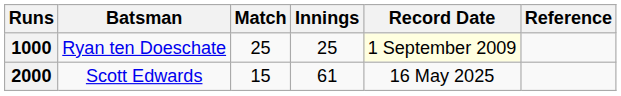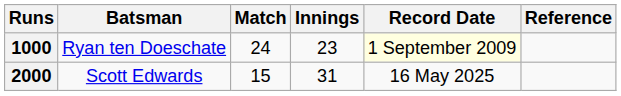(261, 47) 25 -> (261, 47) 24
(327, 47) 25 -> (327, 47) 23
(327, 76) 61 -> (327, 76) 31
